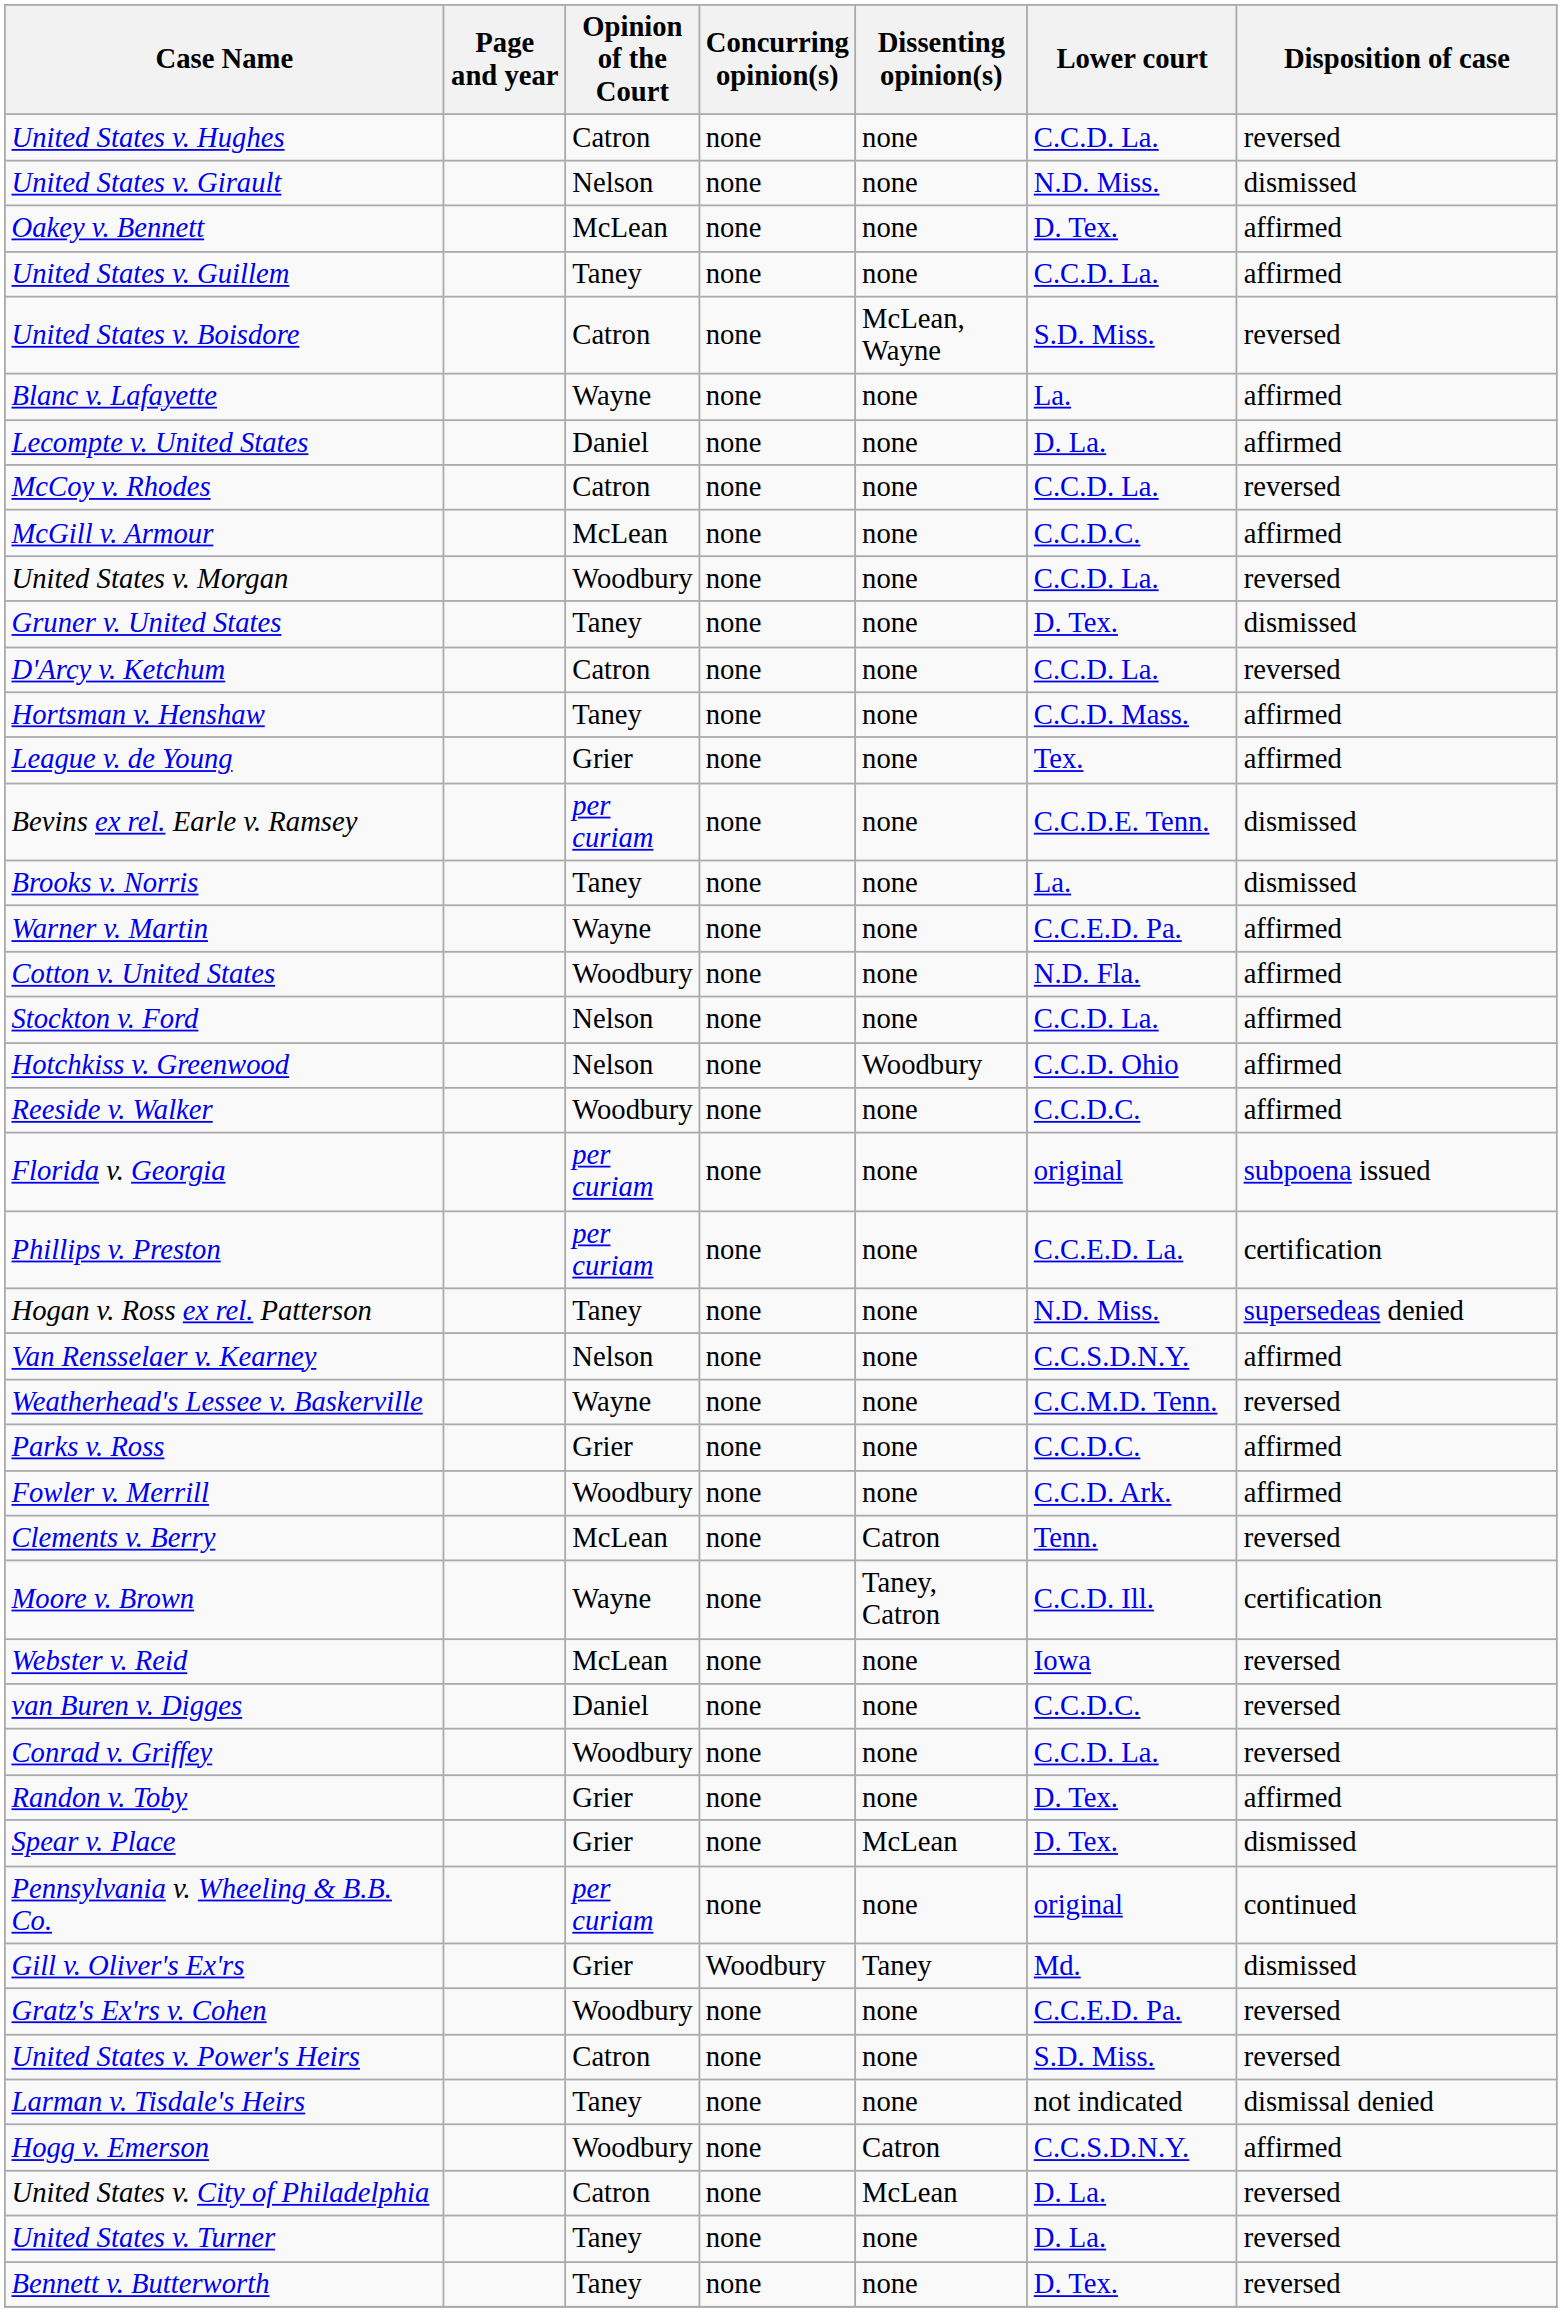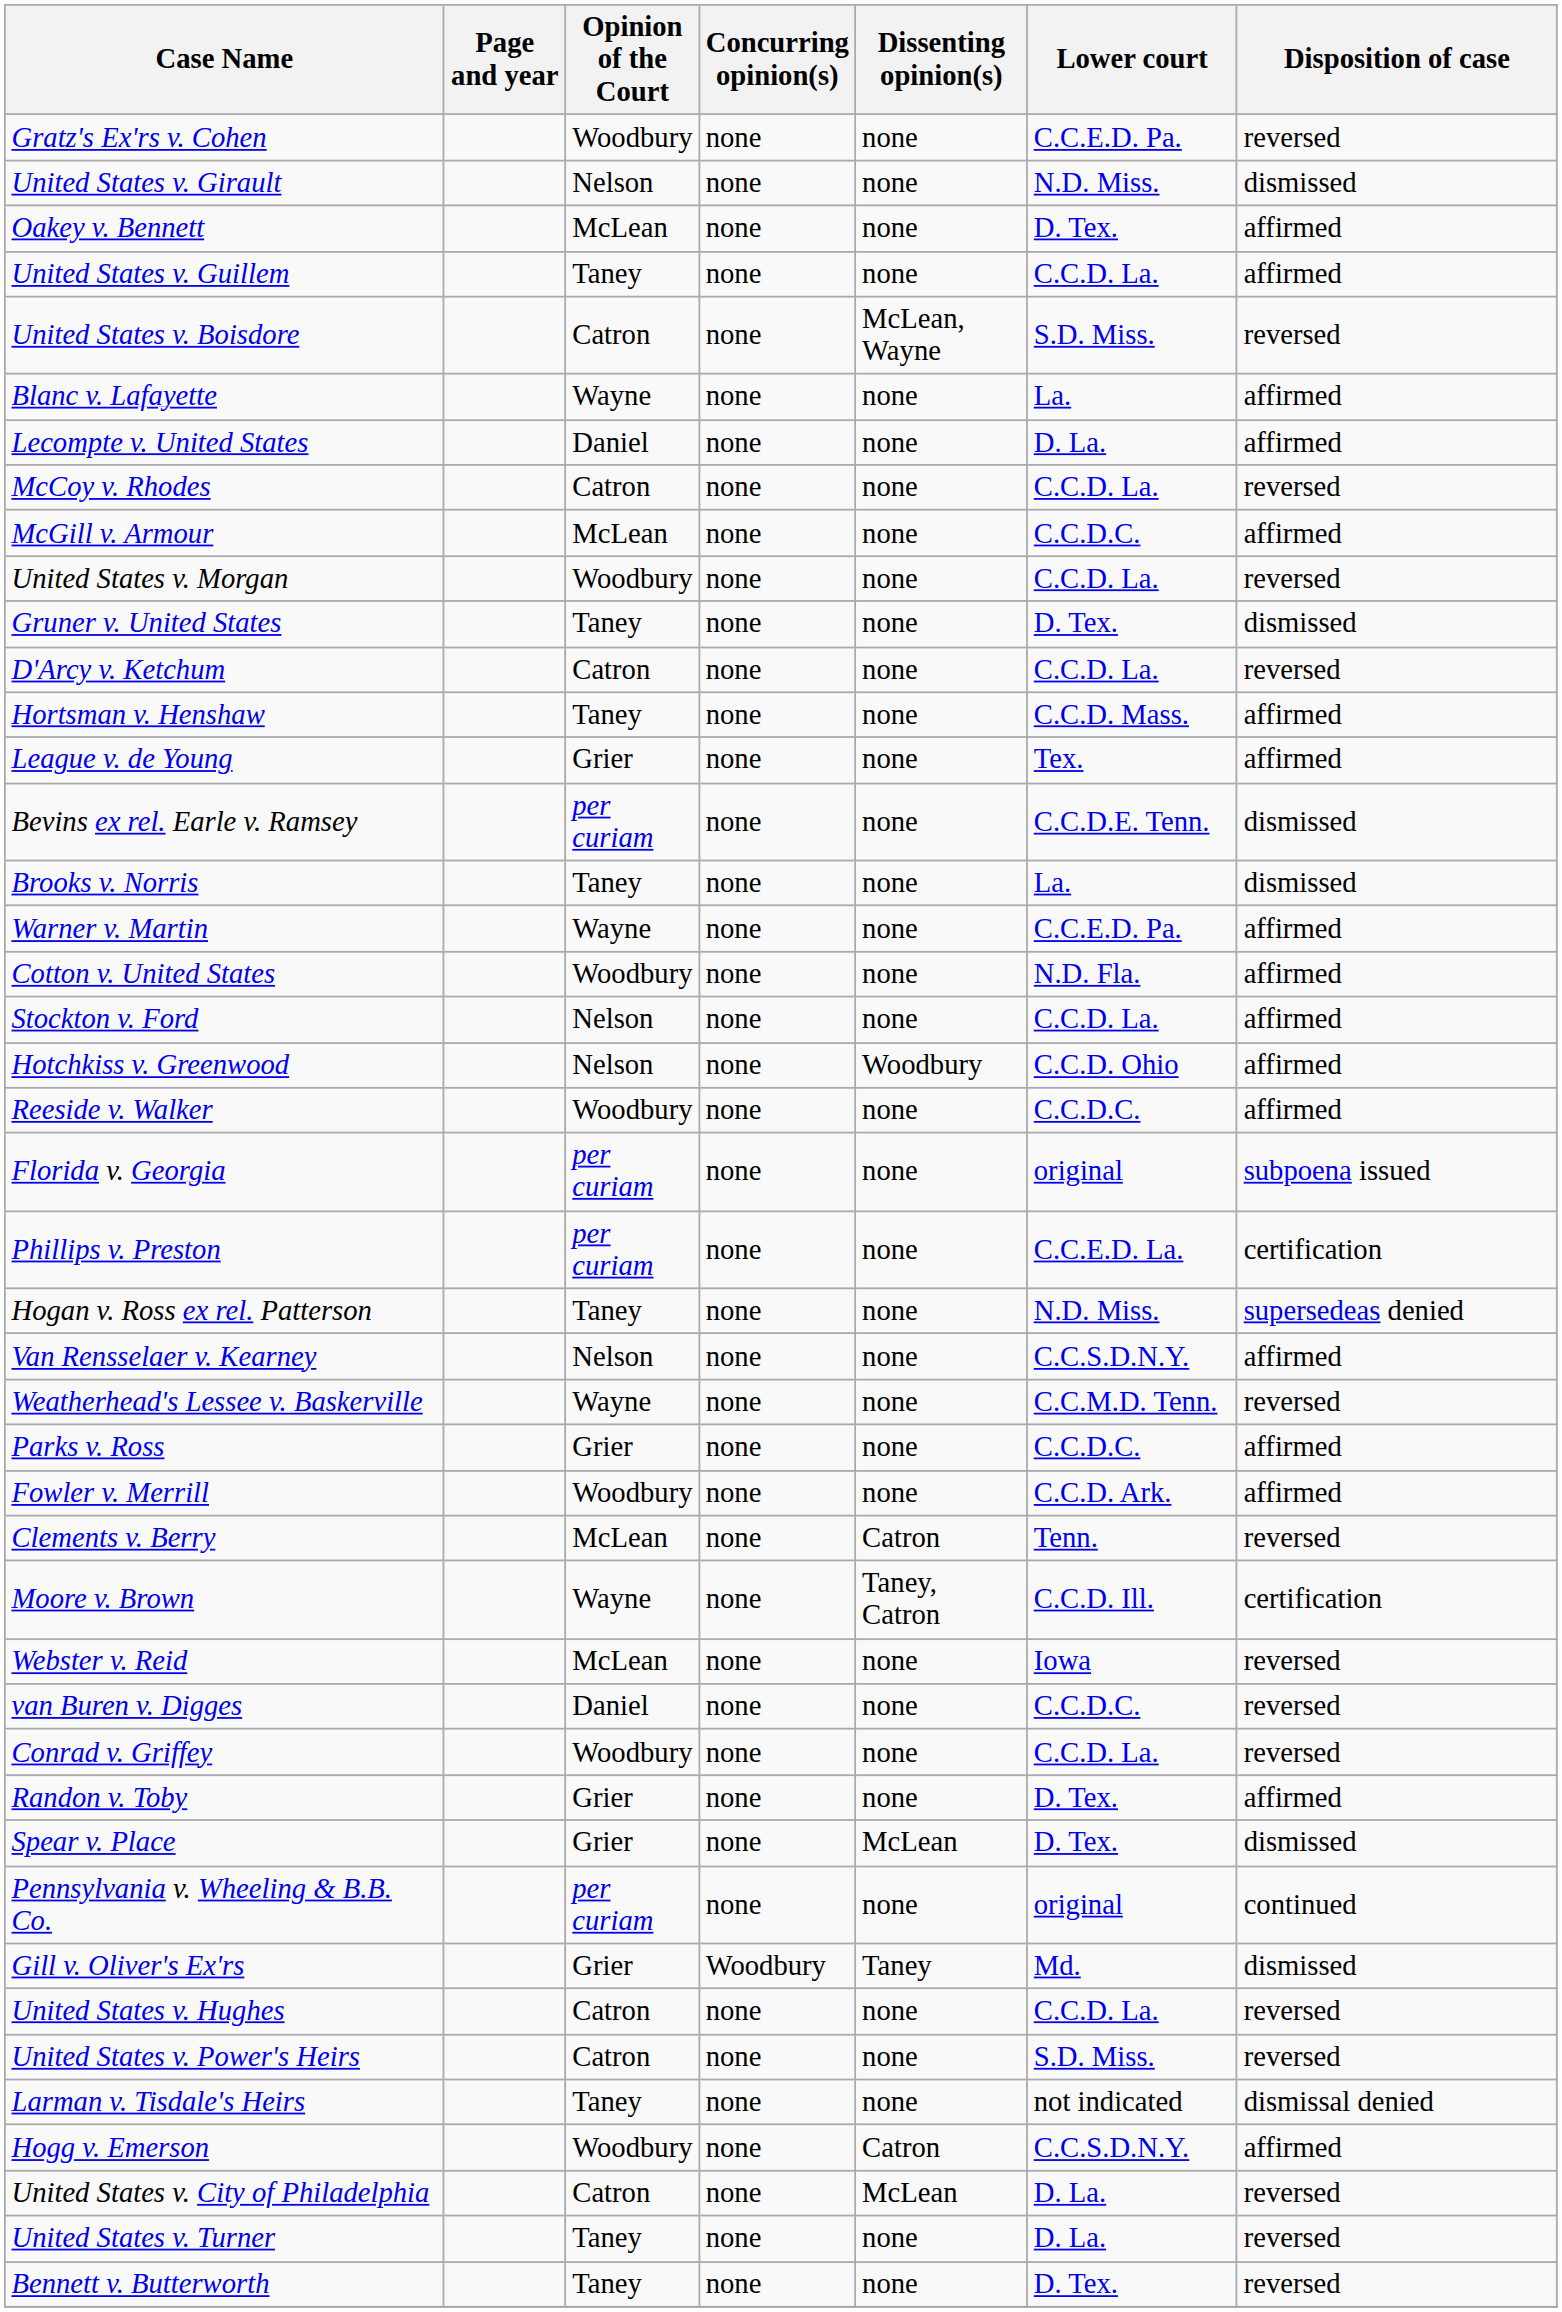rows swapped: (139, 2010) <-> (148, 137)
